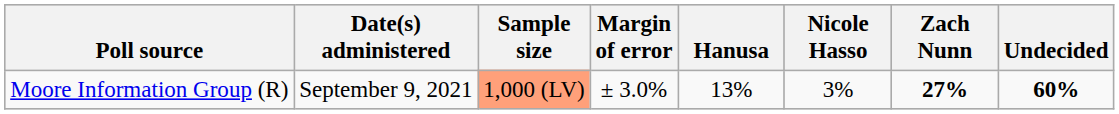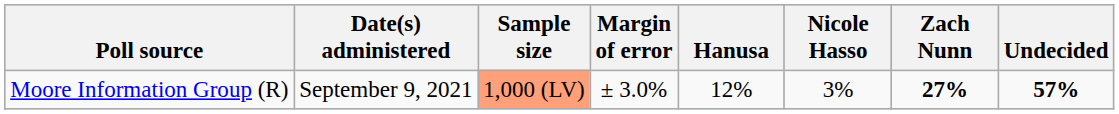(731, 89) 13% -> (731, 89) 12%
(1056, 89) 60% -> (1056, 89) 57%
